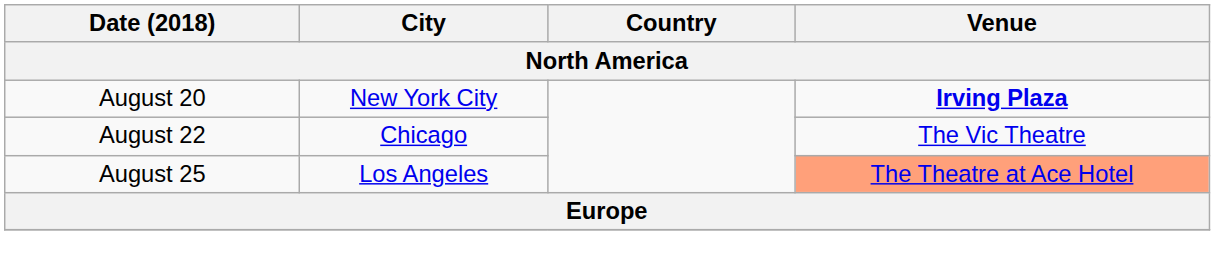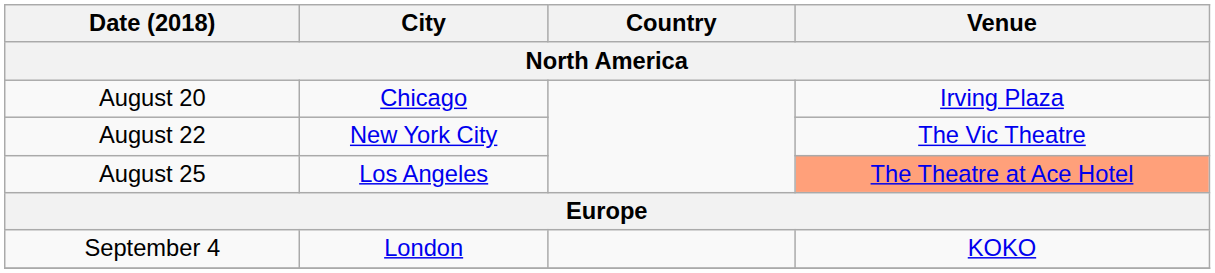(424, 98) New York City -> (424, 98) Chicago
(1002, 98) bold -> (1002, 98) normal
(424, 135) Chicago -> (424, 135) New York City
+ row: (152, 248)
